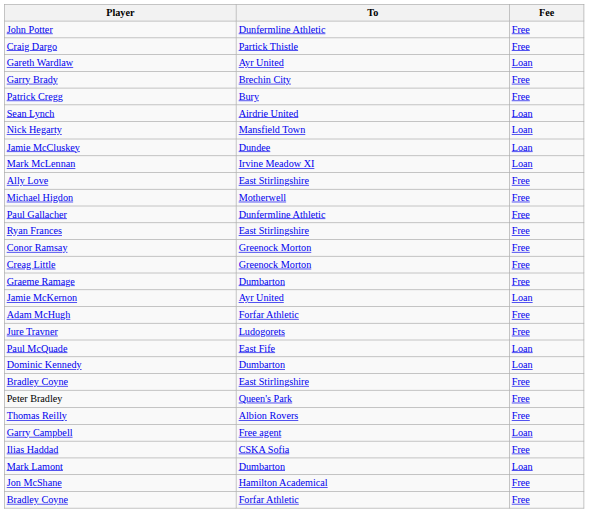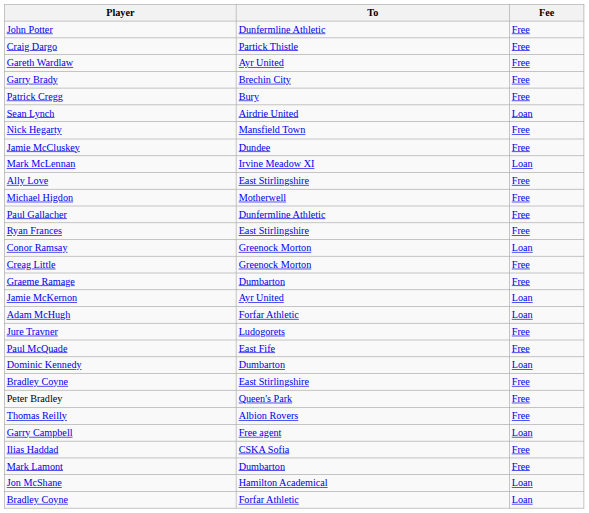(522, 63) Loan -> (521, 63) Free
(522, 130) Loan -> (521, 130) Free
(522, 147) Loan -> (521, 147) Free
(521, 248) Free -> (522, 248) Loan
(521, 315) Free -> (522, 315) Loan
(522, 348) Loan -> (521, 348) Free
(522, 466) Loan -> (521, 466) Free
(521, 483) Free -> (522, 483) Loan
(521, 500) Free -> (522, 500) Loan
